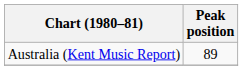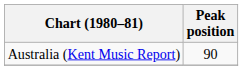(210, 53) 89 -> (210, 53) 90
